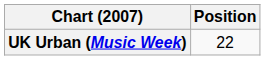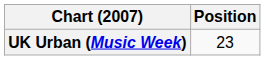(225, 42) 22 -> (225, 42) 23
